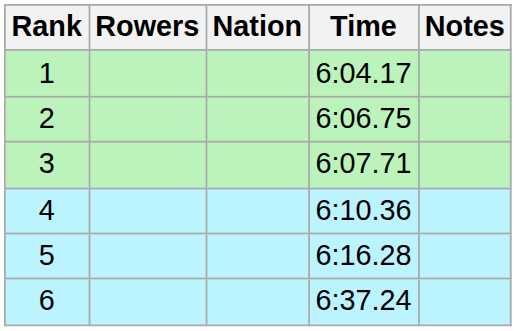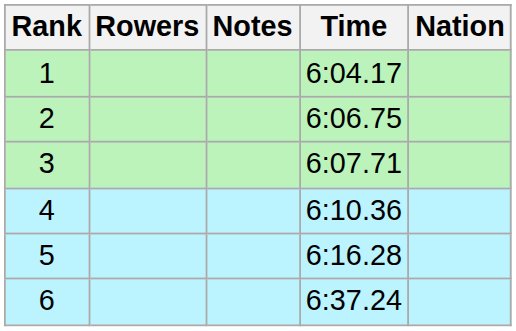columns swapped: (257, 27) <-> (465, 27)
